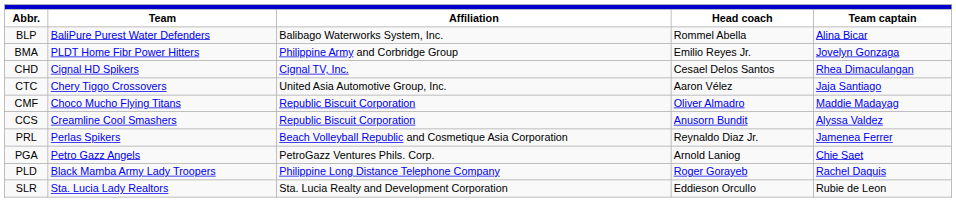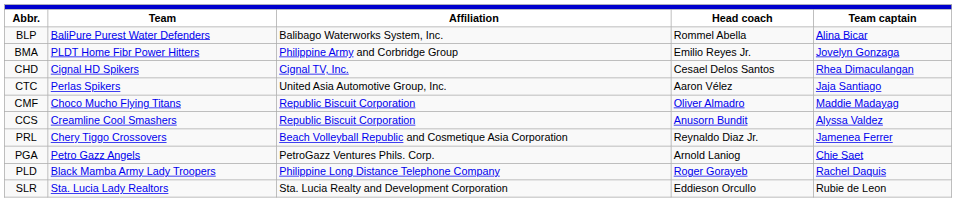(109, 87) Chery Tiggo Crossovers -> (86, 87) Perlas Spikers
(86, 138) Perlas Spikers -> (109, 138) Chery Tiggo Crossovers
